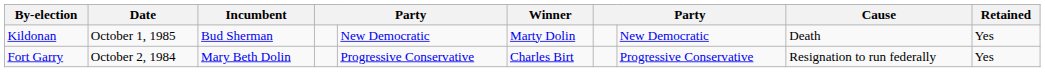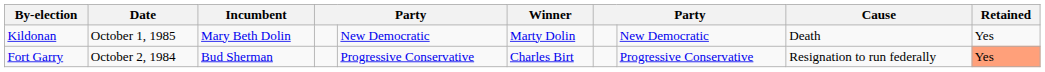(237, 35) Bud Sherman -> (246, 35) Mary Beth Dolin
(246, 56) Mary Beth Dolin -> (237, 56) Bud Sherman
(984, 56) no background -> (984, 56) lightsalmon background
